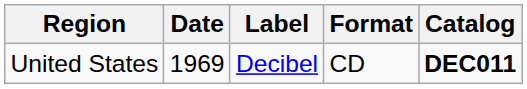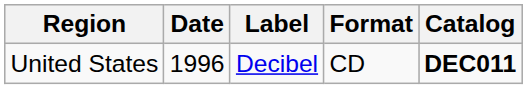(197, 63) 1969 -> (197, 63) 1996
